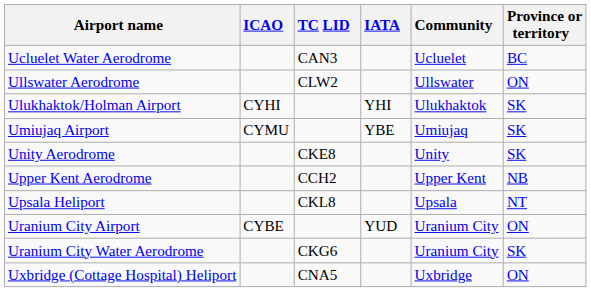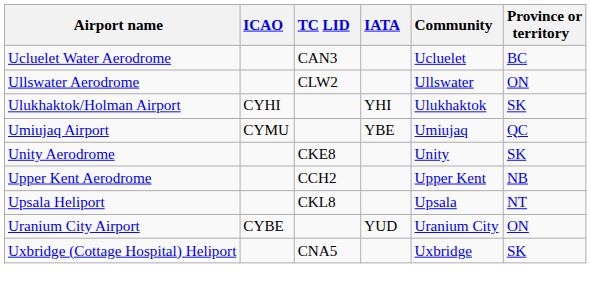(517, 130) SK -> (517, 130) QC
- row: (106, 250)
(518, 274) ON -> (517, 250) SK
